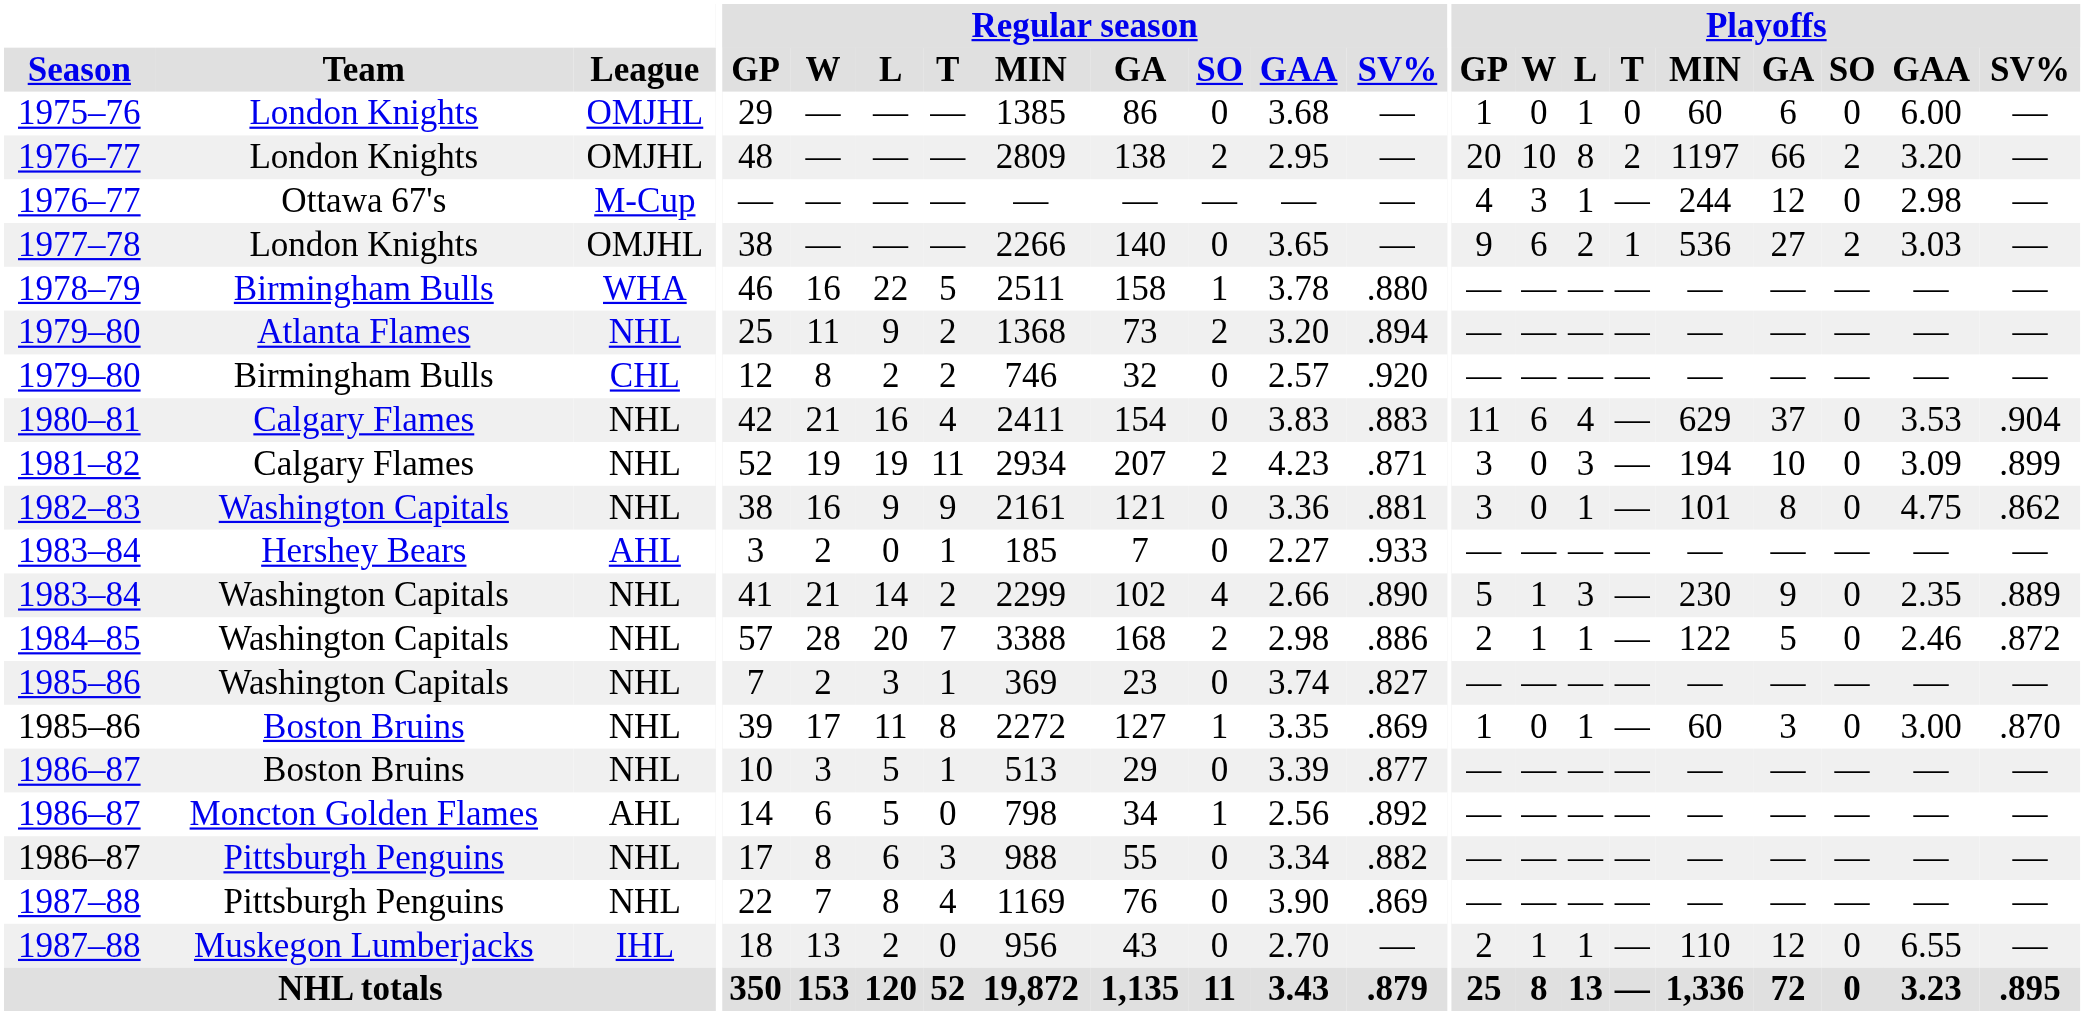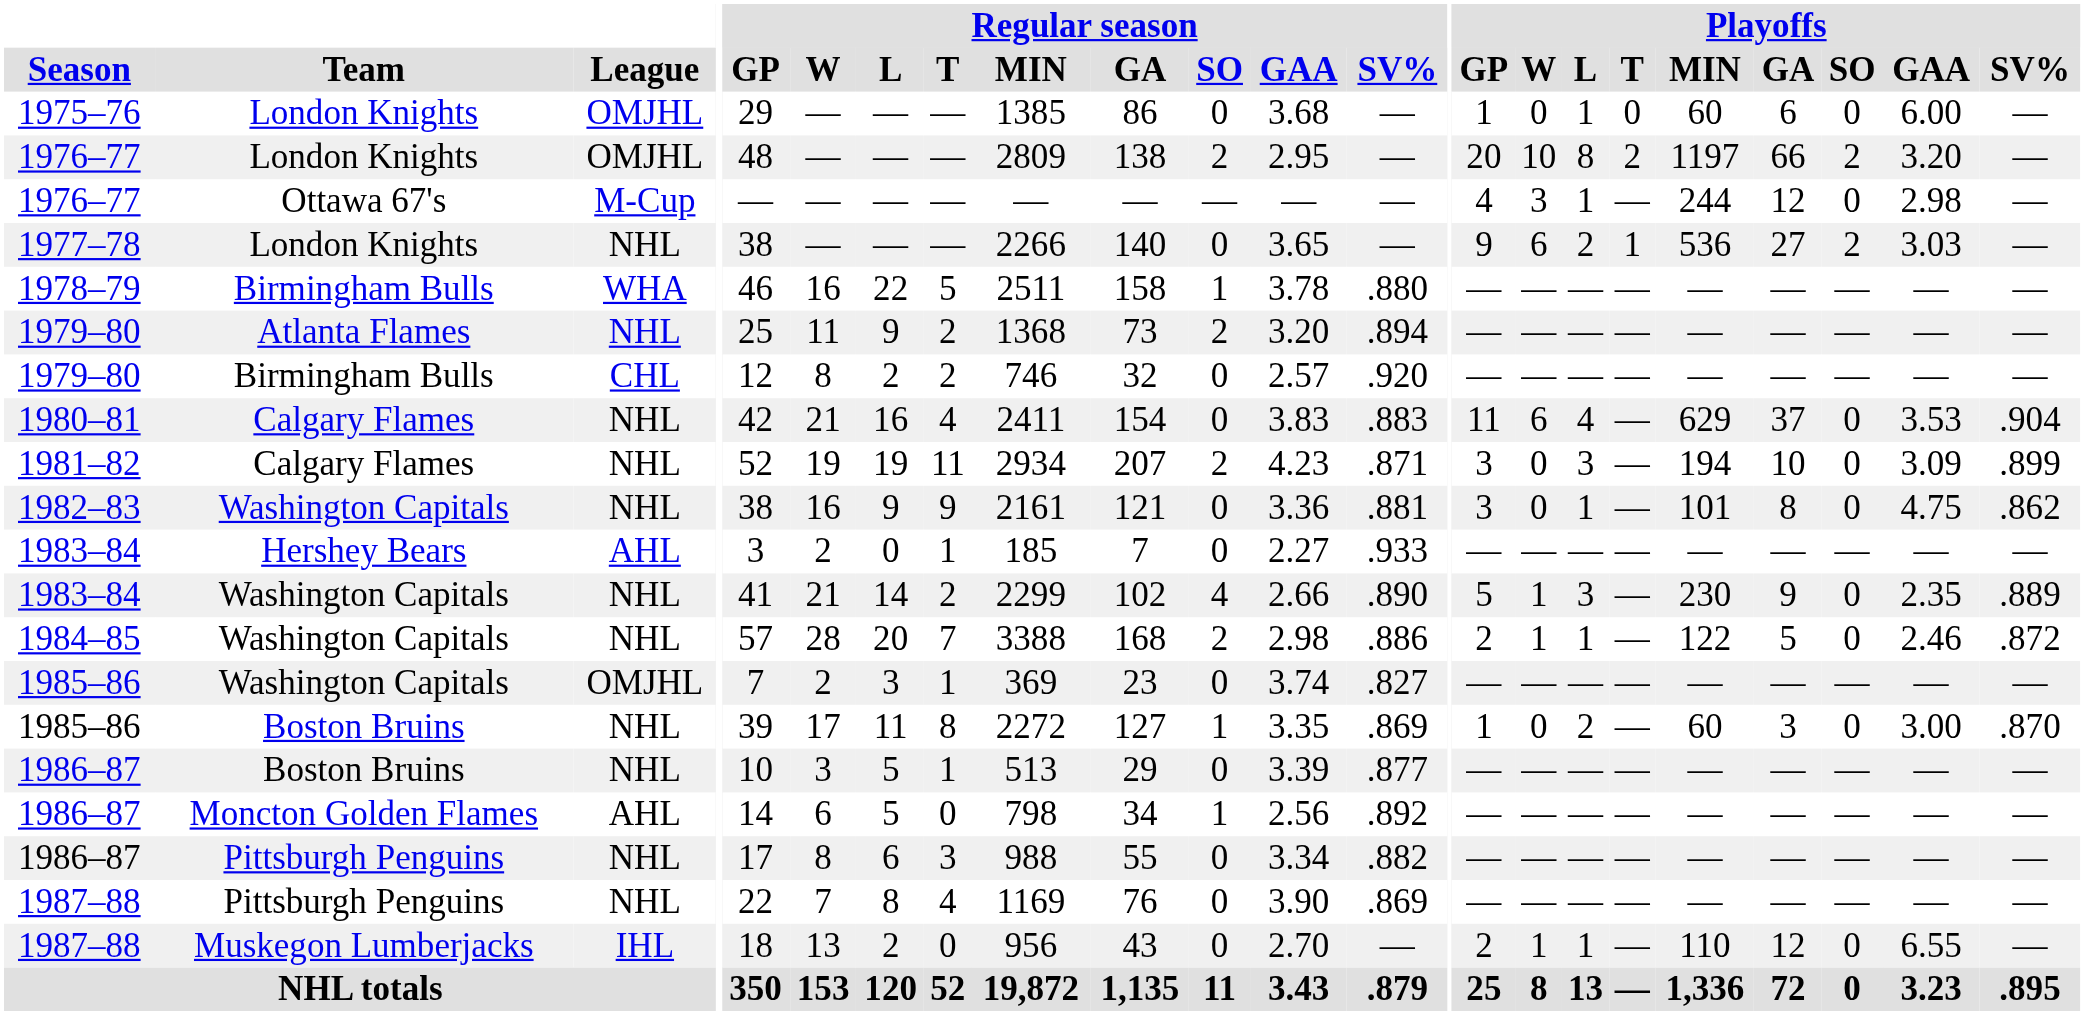(645, 244) OMJHL -> (645, 244) NHL
(645, 682) NHL -> (645, 682) OMJHL
(1585, 726) 1 -> (1585, 726) 2
